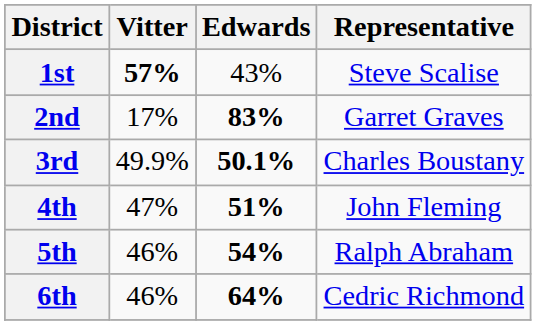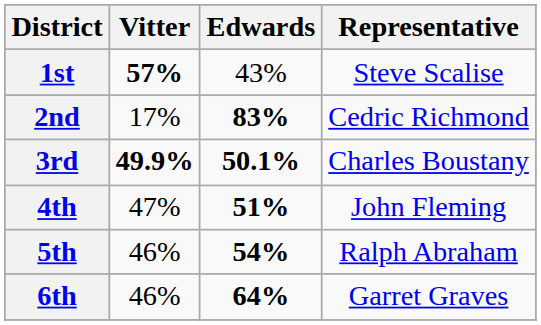(424, 116) Garret Graves -> (429, 116) Cedric Richmond
(152, 161) normal -> (155, 161) bold
(424, 296) Cedric Richmond -> (429, 296) Garret Graves
